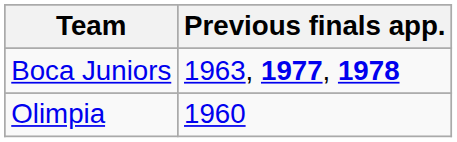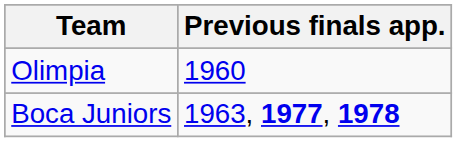rows swapped: (58, 114) <-> (91, 70)
